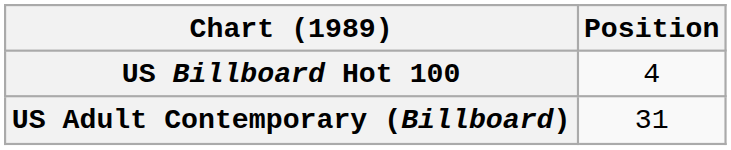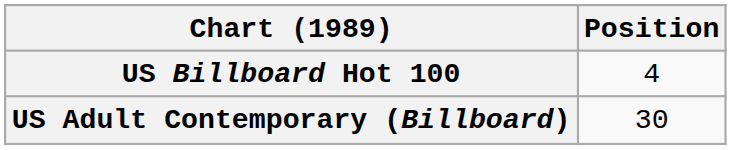(652, 120) 31 -> (652, 120) 30
